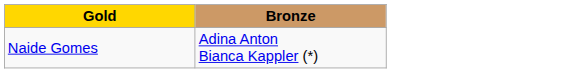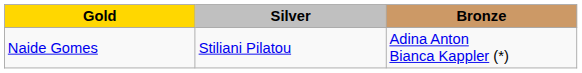+ column: (291, 16)
